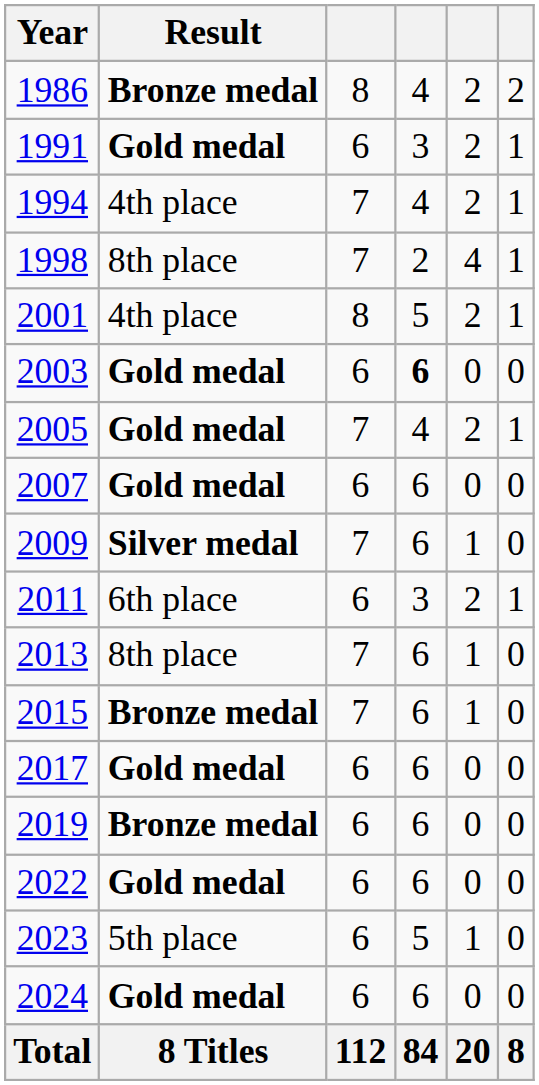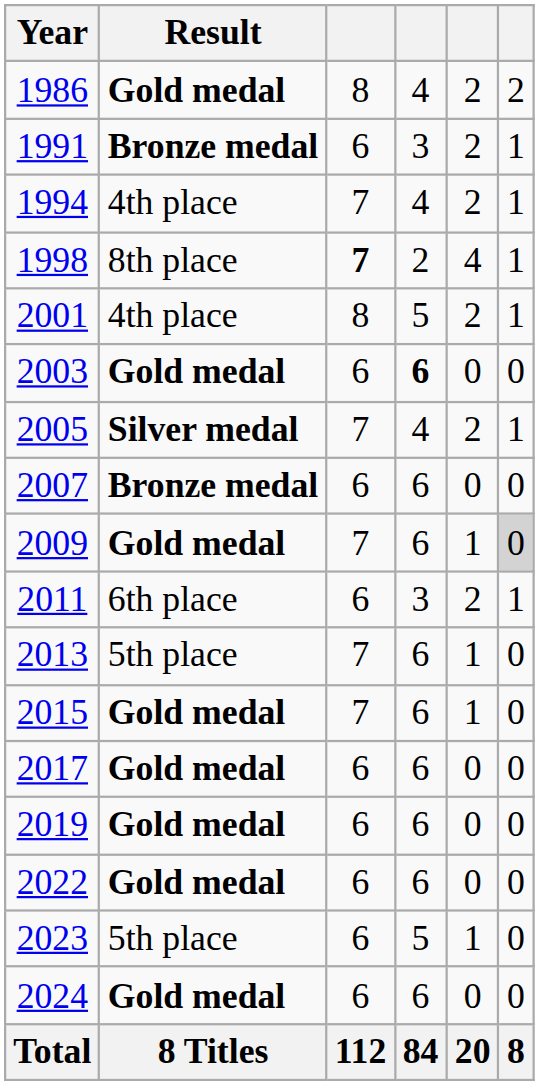(213, 89) Bronze medal -> (197, 89) Gold medal
(197, 145) Gold medal -> (213, 145) Bronze medal
(360, 259) normal -> (360, 259) bold
(197, 428) Gold medal -> (203, 428) Silver medal
(197, 485) Gold medal -> (213, 485) Bronze medal
(203, 542) Silver medal -> (197, 542) Gold medal
(516, 542) no background -> (516, 542) lightgrey background
(173, 655) 8th place -> (173, 655) 5th place
(213, 711) Bronze medal -> (197, 711) Gold medal
(213, 825) Bronze medal -> (197, 825) Gold medal
